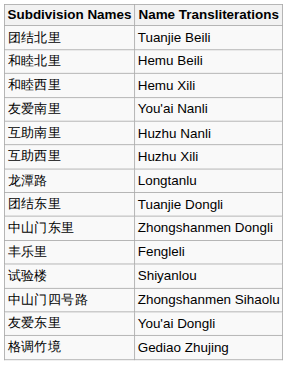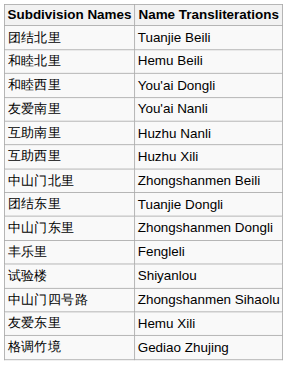(166, 85) Hemu Xili -> (176, 85) You'ai Dongli
- row: (28, 180)
+ row: (41, 180)
(176, 323) You'ai Dongli -> (166, 323) Hemu Xili
